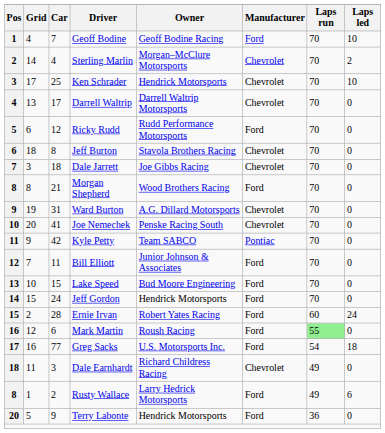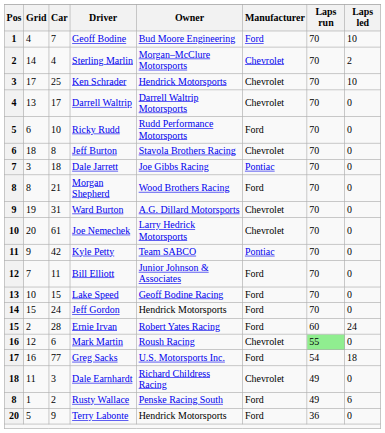(181, 39) Geoff Bodine Racing -> (187, 39) Bud Moore Engineering
(56, 130) 12 -> (56, 130) 10
(264, 167) Chevrolet -> (260, 167) Pontiac
(56, 225) 41 -> (56, 231) 61
(181, 225) Penske Racing South -> (167, 231) Larry Hedrick Motorsports
(187, 283) Bud Moore Engineering -> (181, 295) Geoff Bodine Racing
(254, 331) Ford -> (264, 342) Chevrolet
(167, 394) Larry Hedrick Motorsports -> (181, 400) Penske Racing South
